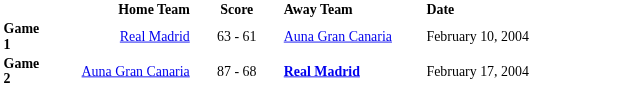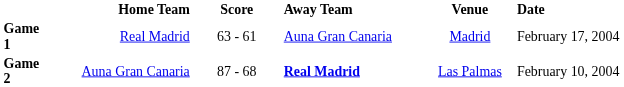+ column: (470, 9)
(478, 36) February 10, 2004 -> (568, 36) February 17, 2004
(478, 71) February 17, 2004 -> (568, 71) February 10, 2004
